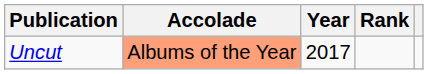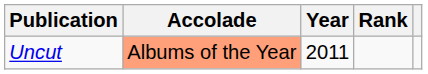(328, 52) 2017 -> (327, 52) 2011
